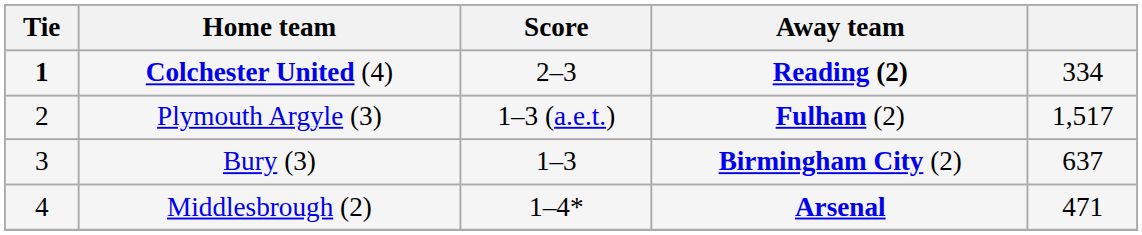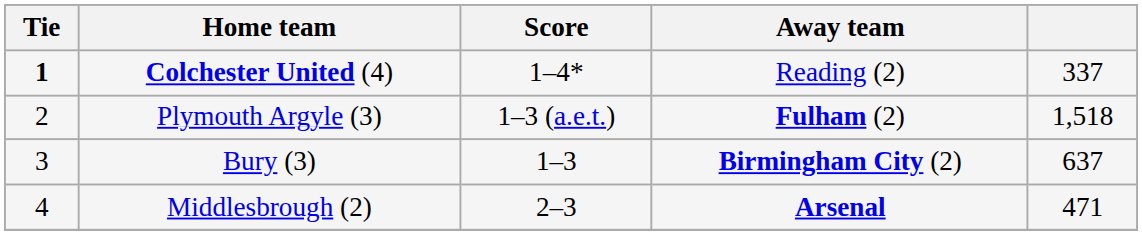(556, 72) 2–3 -> (556, 72) 1–4*
(840, 72) bold -> (840, 72) normal
(1083, 72) 334 -> (1083, 72) 337
(1083, 117) 1,517 -> (1083, 117) 1,518
(556, 206) 1–4* -> (556, 206) 2–3
